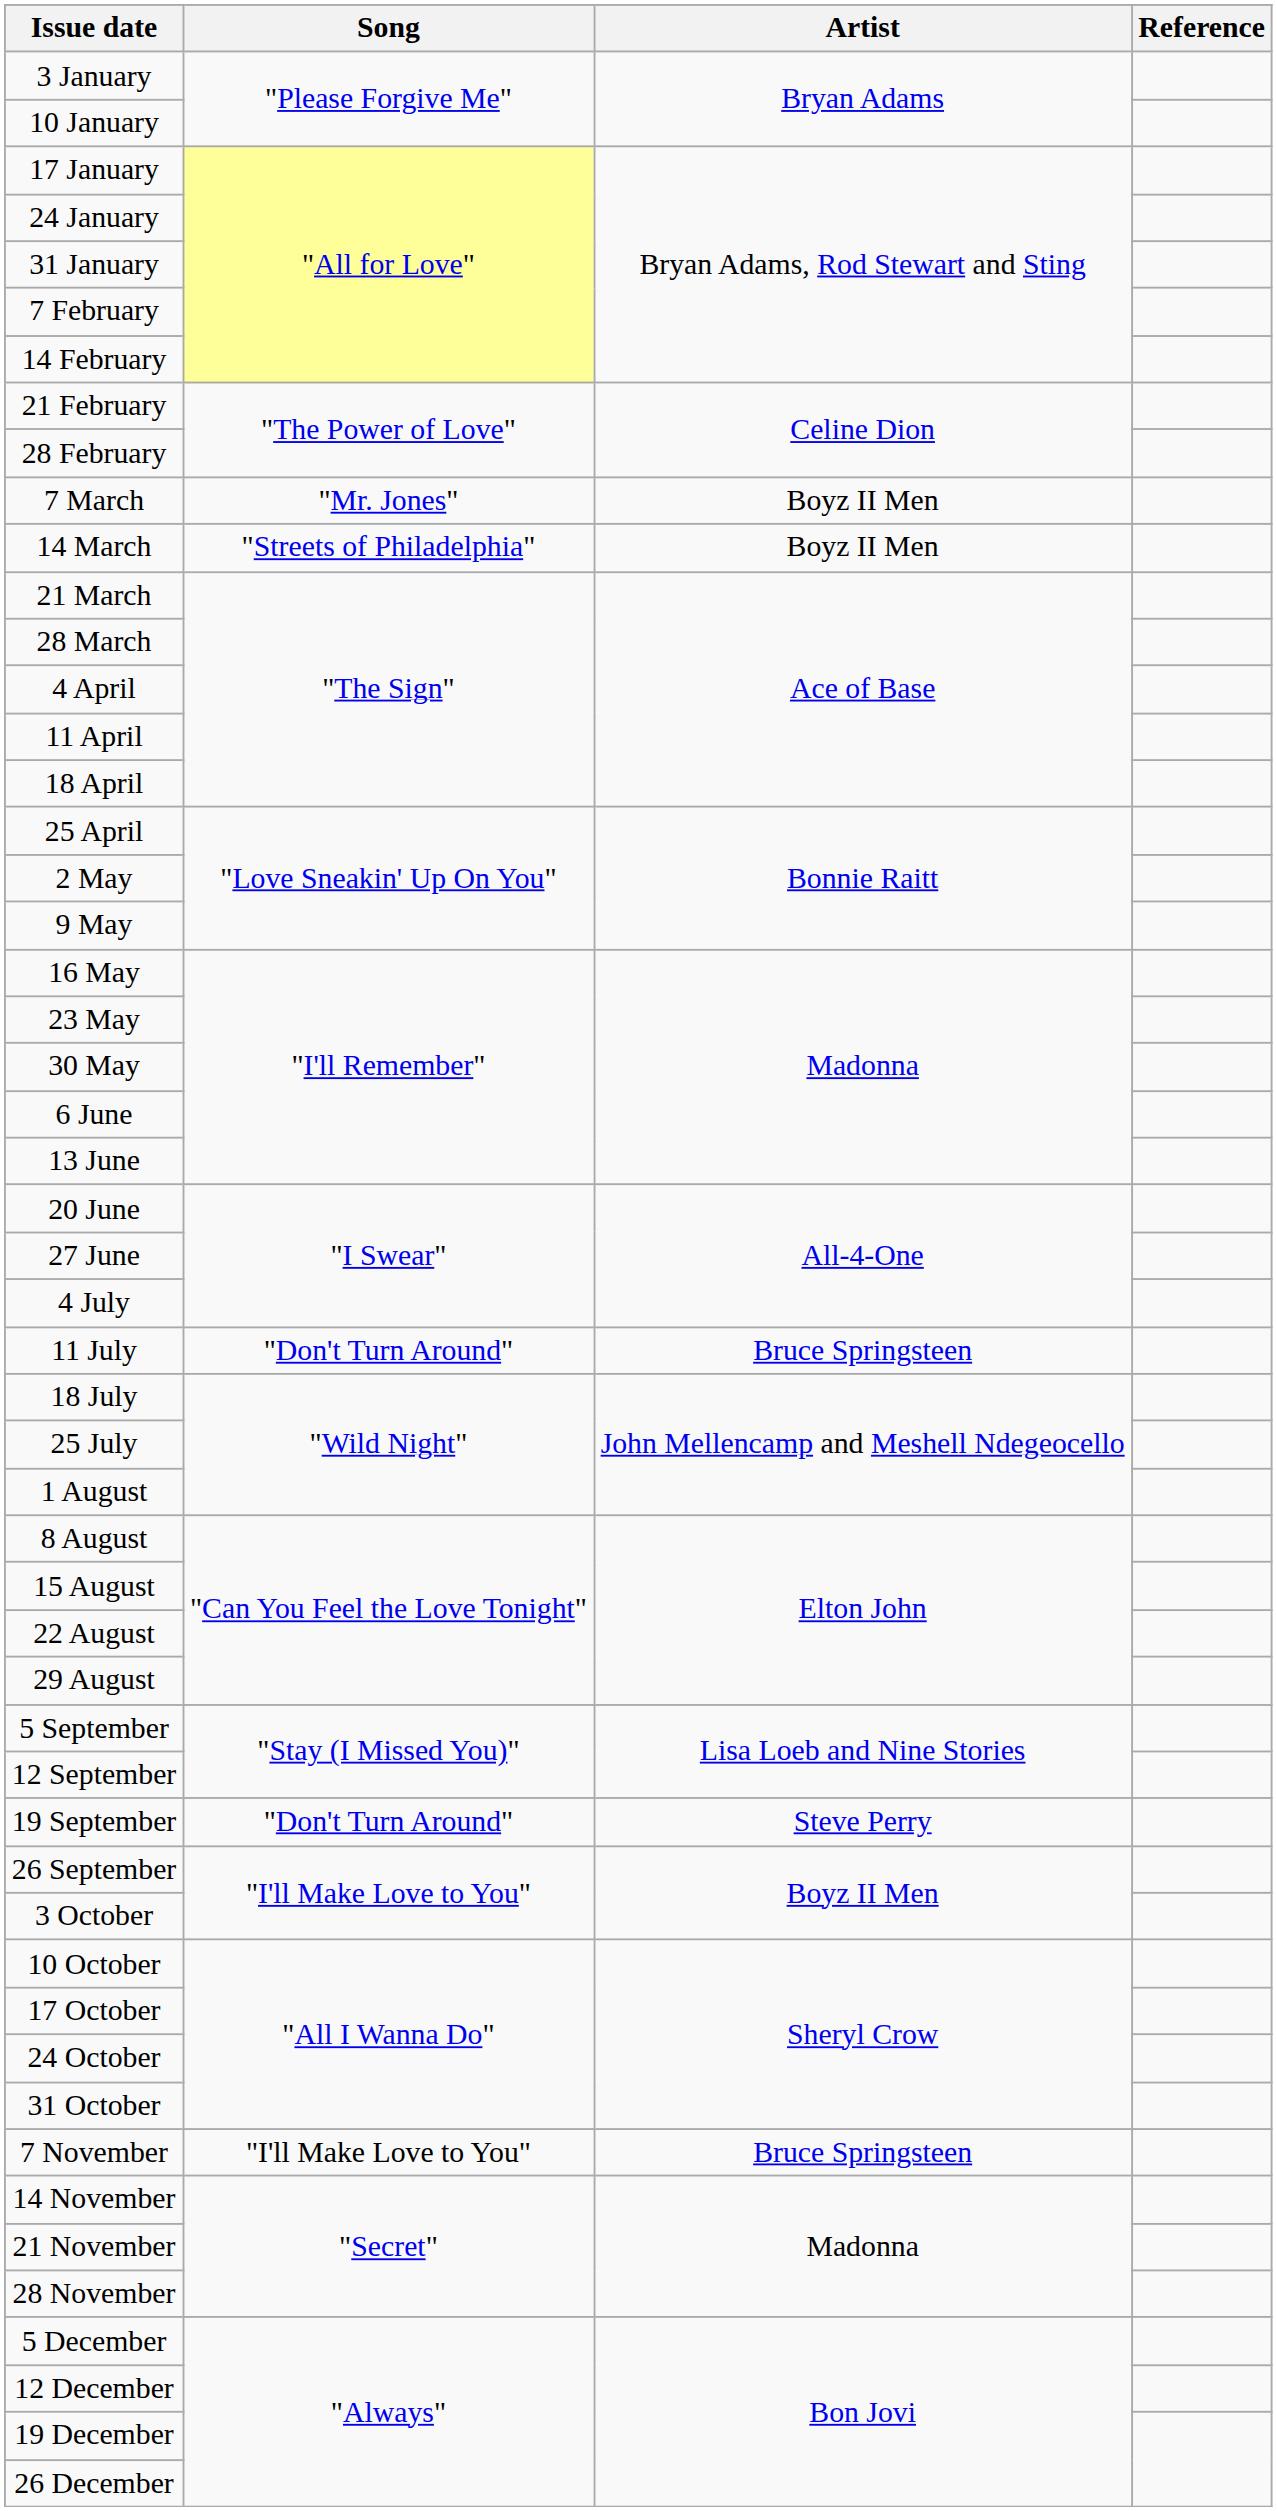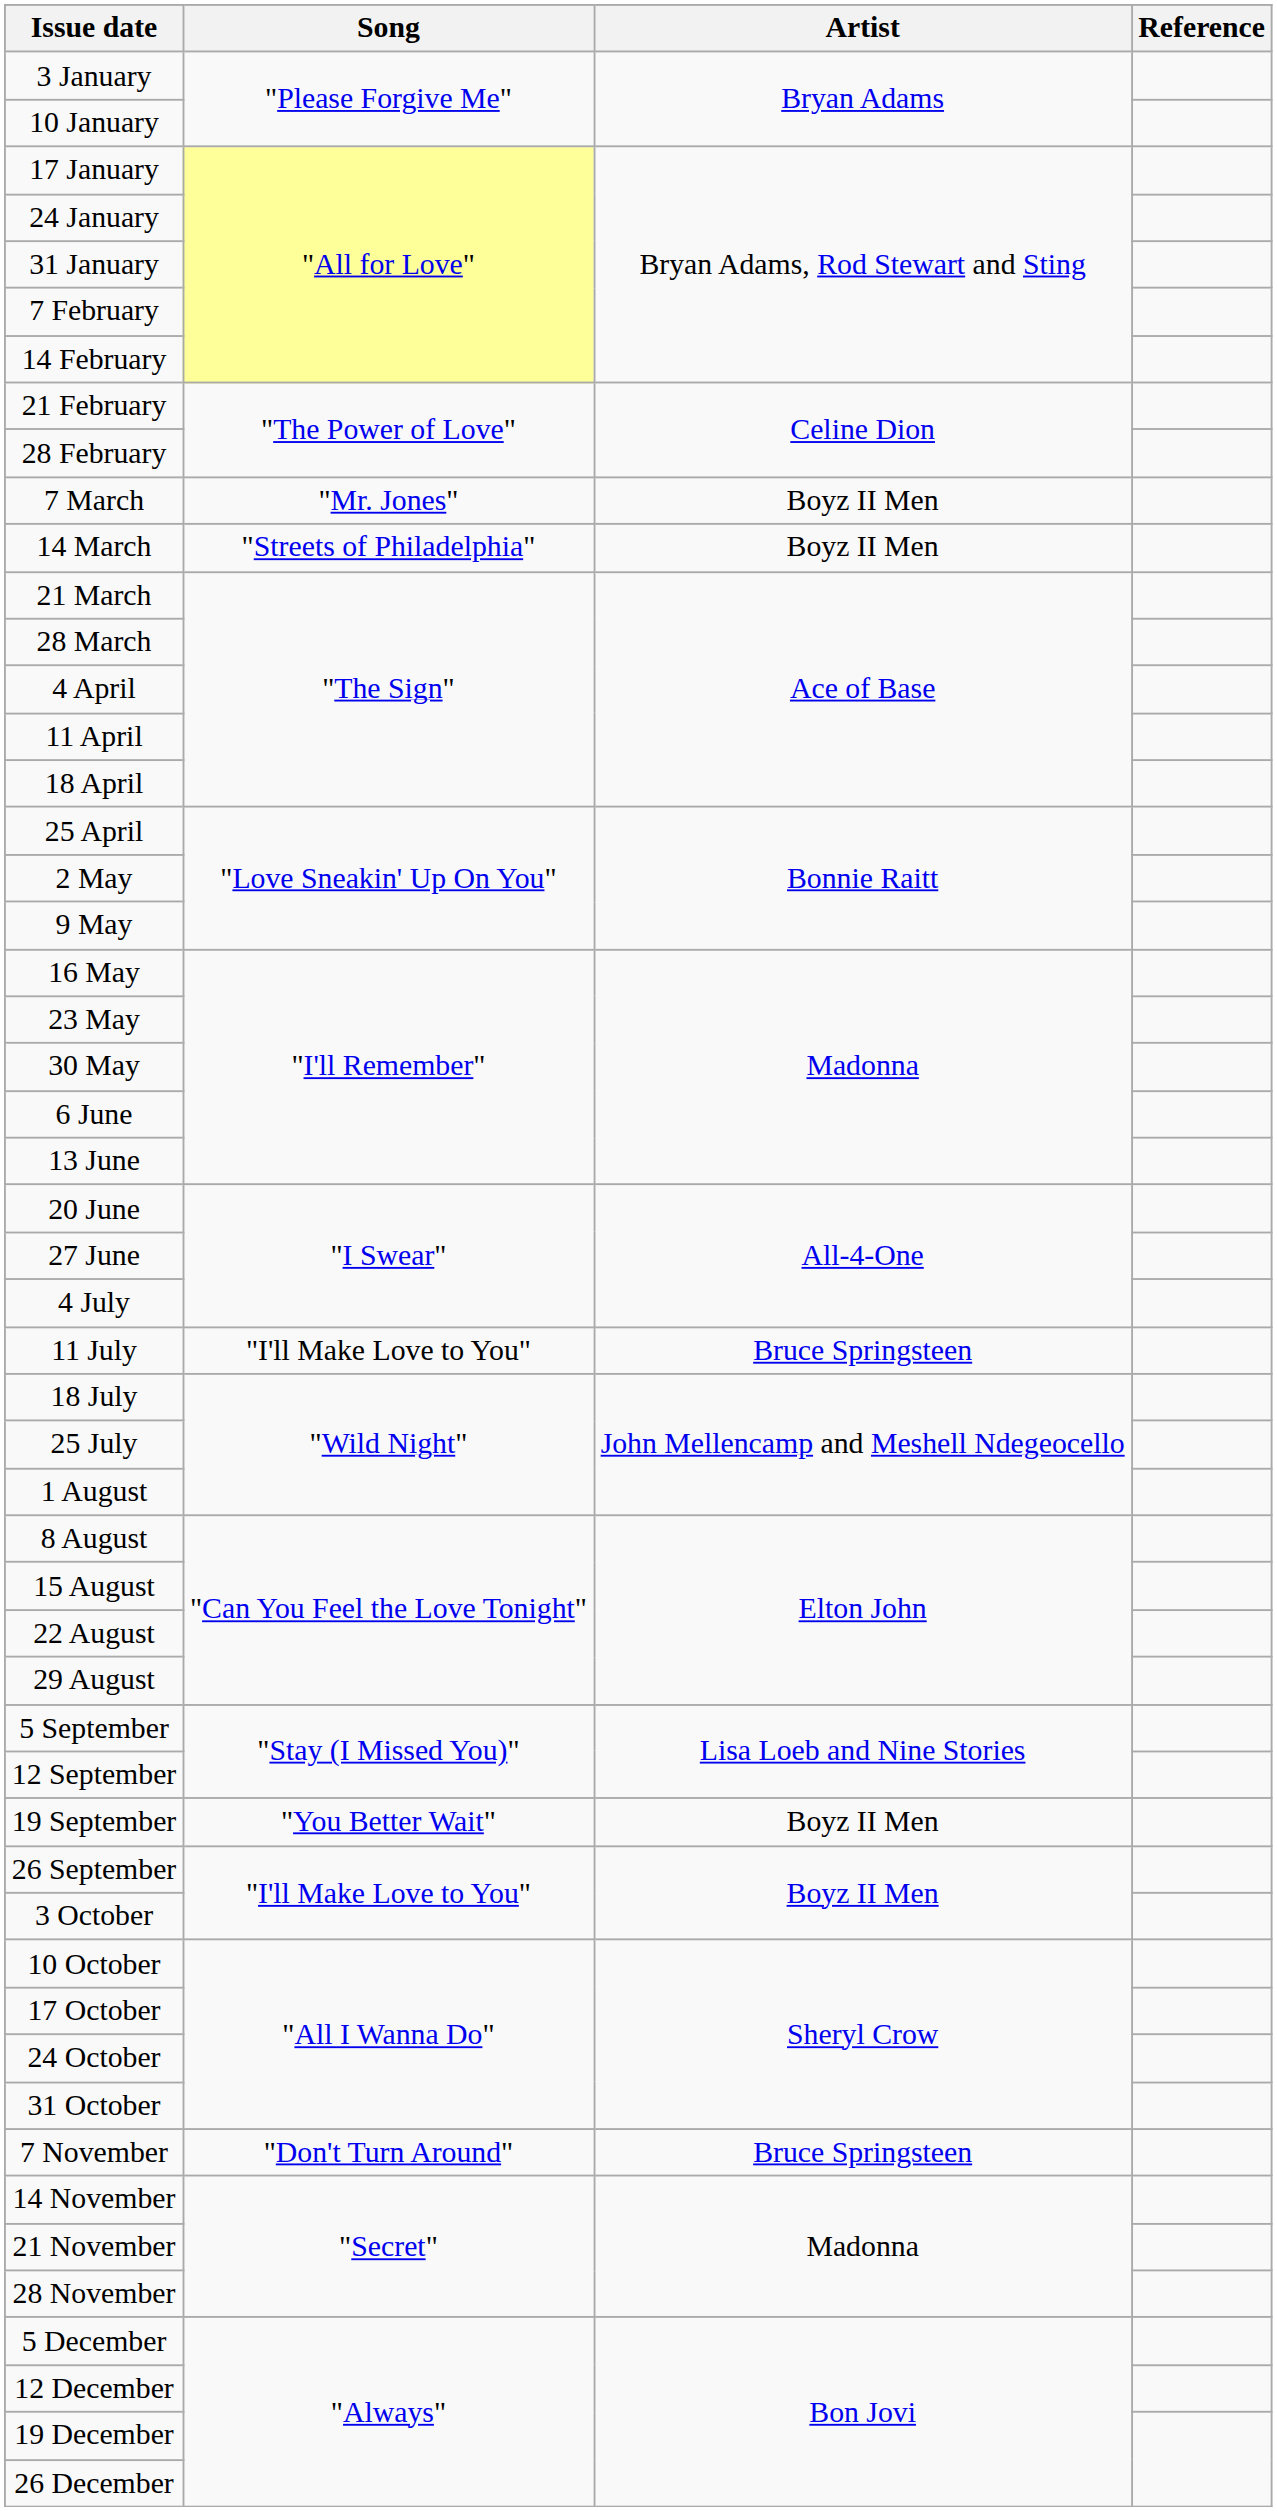(388, 1349) "Don't Turn Around" -> (388, 1349) "I'll Make Love to You"
(388, 1821) "Don't Turn Around" -> (388, 1821) "You Better Wait"
(863, 1821) Steve Perry -> (863, 1821) Boyz II Men
(388, 2151) "I'll Make Love to You" -> (388, 2151) "Don't Turn Around"
